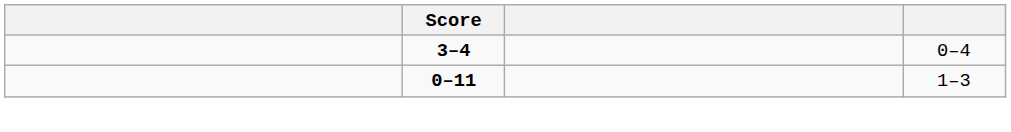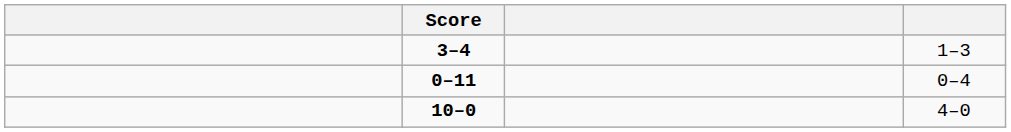(954, 50) 0–4 -> (954, 50) 1–3
(954, 81) 1–3 -> (954, 81) 0–4
+ row: (454, 112)
